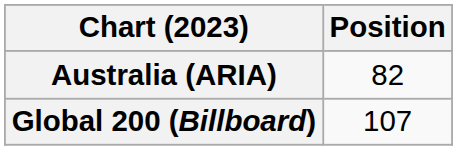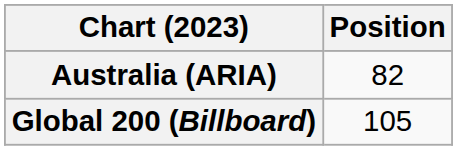(388, 121) 107 -> (388, 121) 105
